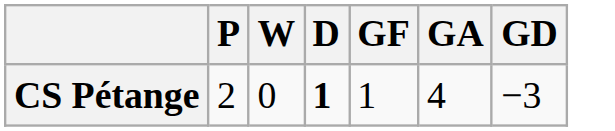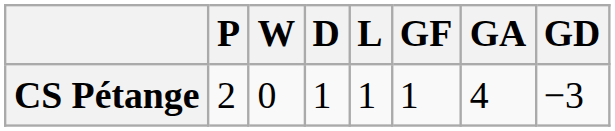+ column: (370, 34)
(322, 94) bold -> (322, 94) normal
